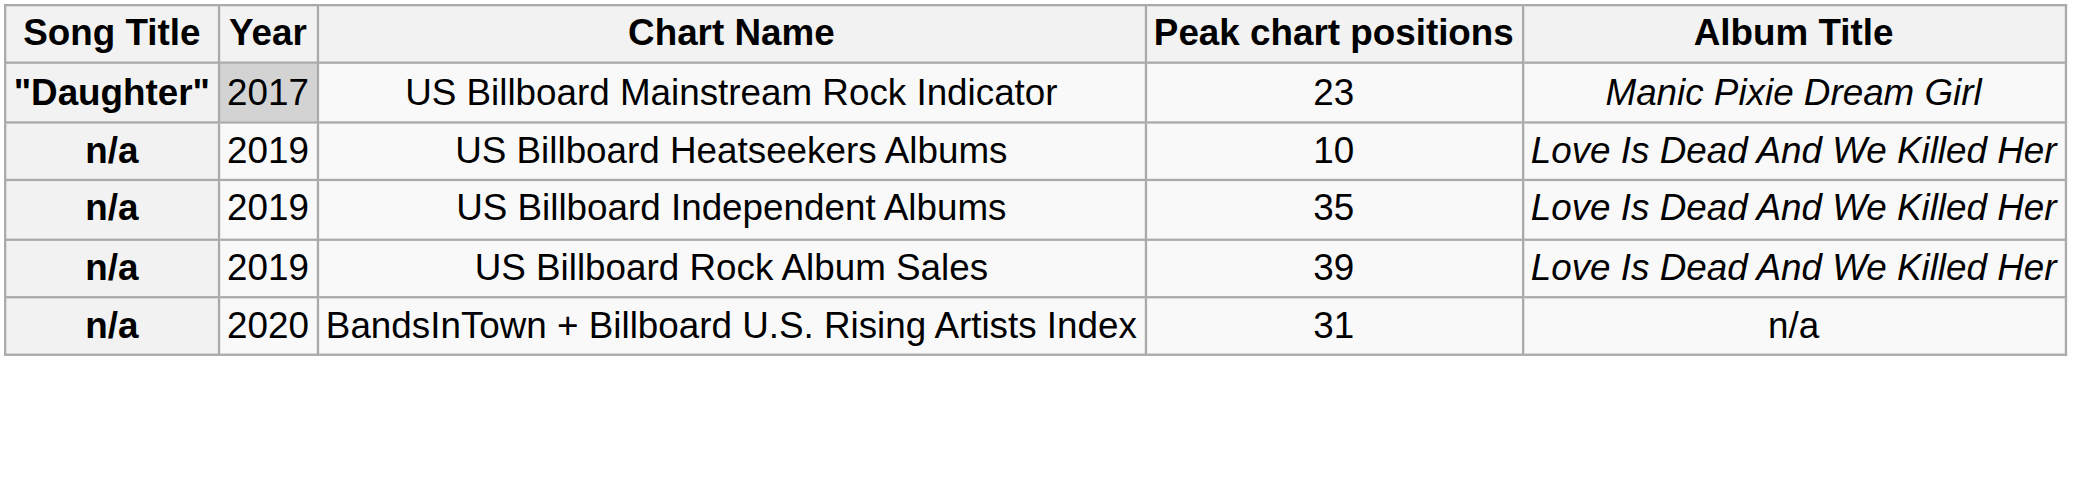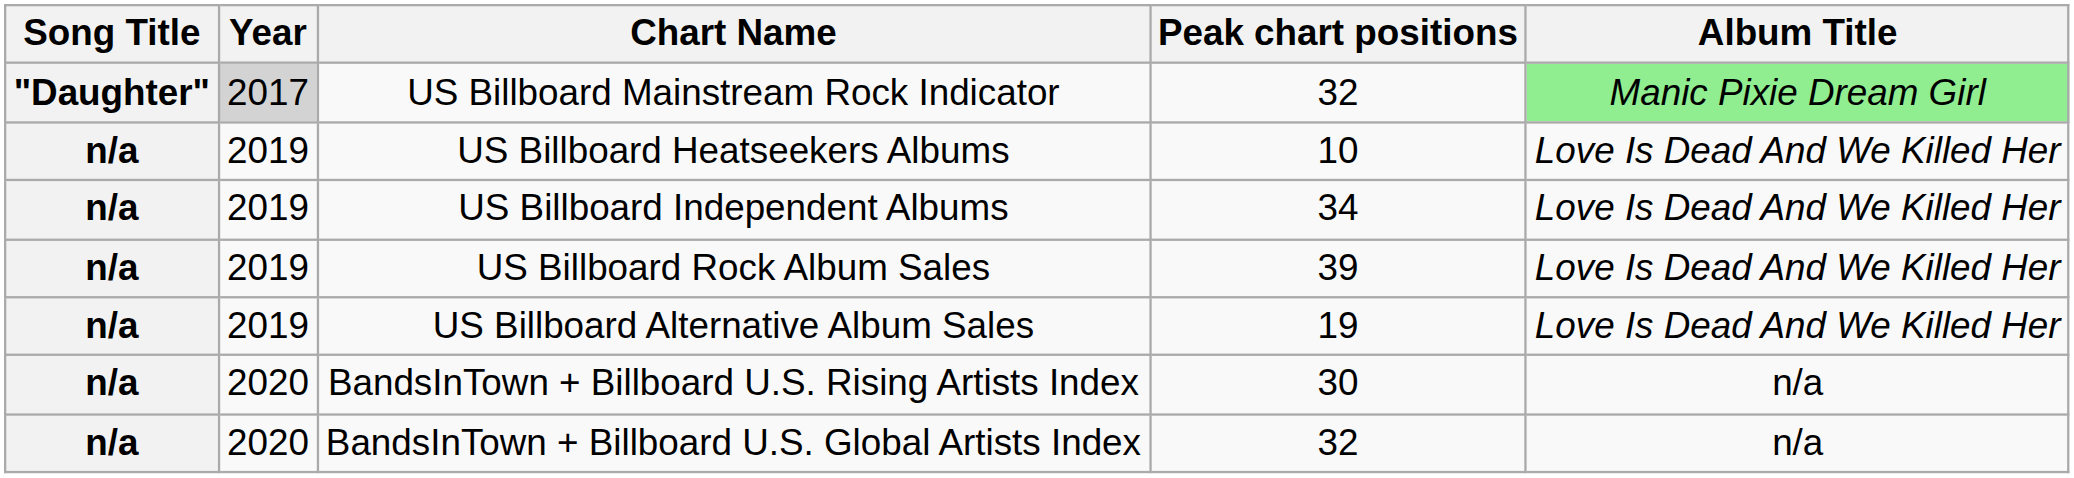(1334, 92) 23 -> (1338, 92) 32
(1794, 92) no background -> (1798, 92) lightgreen background
(1334, 208) 35 -> (1338, 208) 34
+ row: (733, 325)
(1334, 325) 31 -> (1338, 383) 30
+ row: (733, 442)
